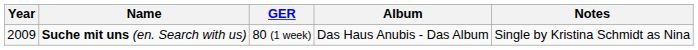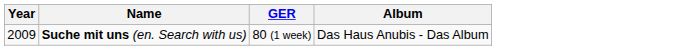- column: (592, 14)
